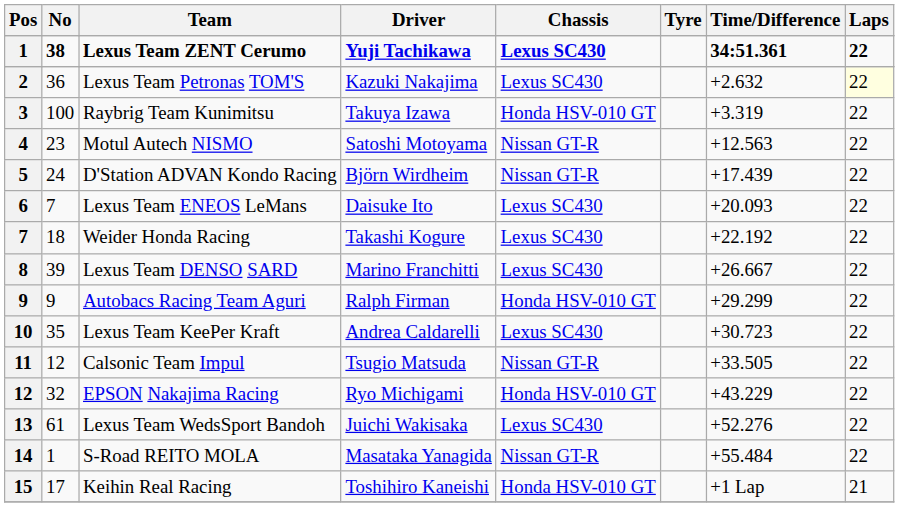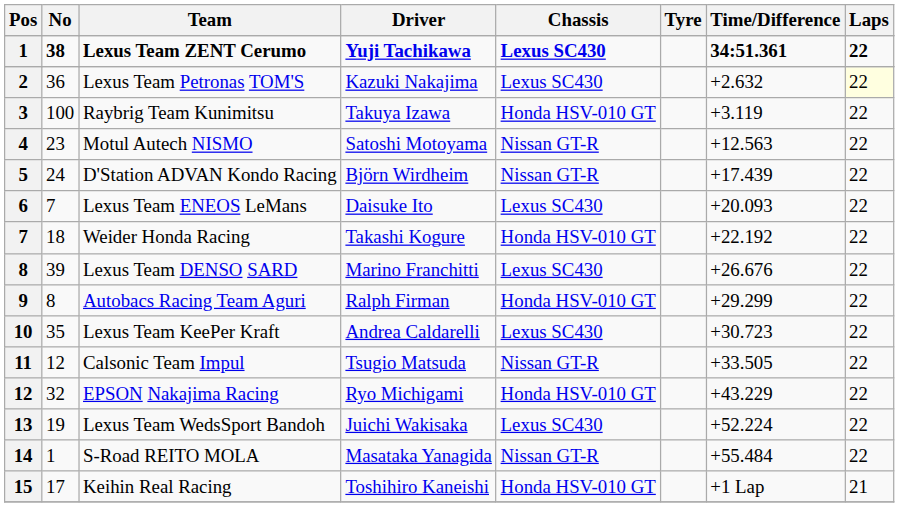(737, 113) +3.319 -> (736, 113) +3.119
(552, 237) Lexus SC430 -> (578, 237) Honda HSV-010 GT
(742, 268) +26.667 -> (742, 268) +26.676
(51, 299) 9 -> (51, 299) 8
(55, 424) 61 -> (55, 424) 19
(742, 424) +52.276 -> (742, 424) +52.224
